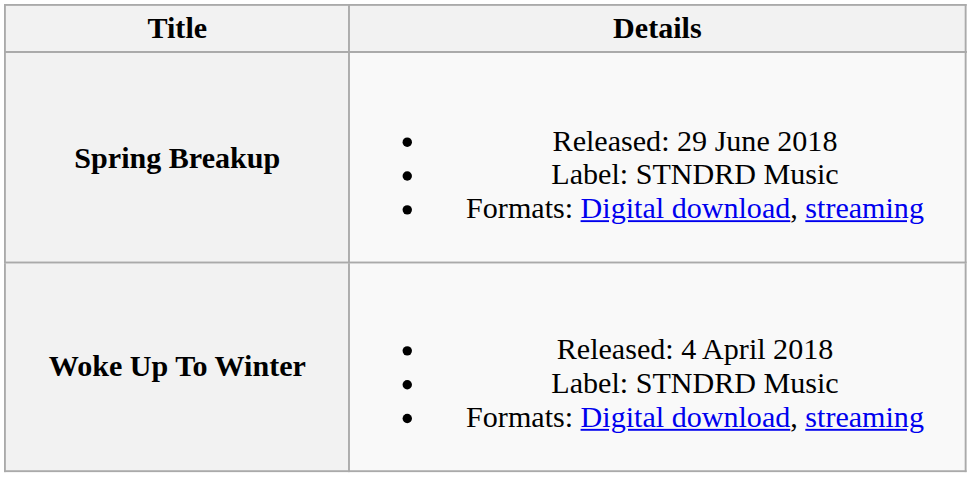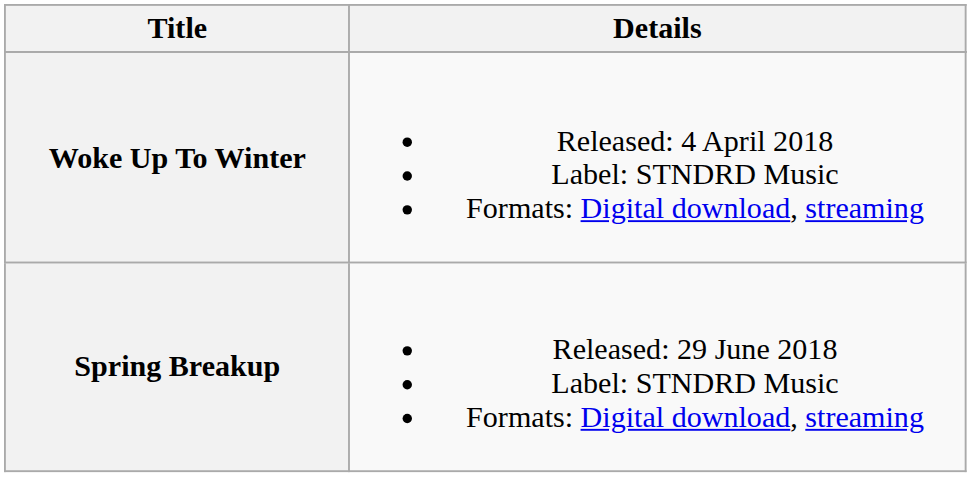rows swapped: (177, 366) <-> (177, 156)
